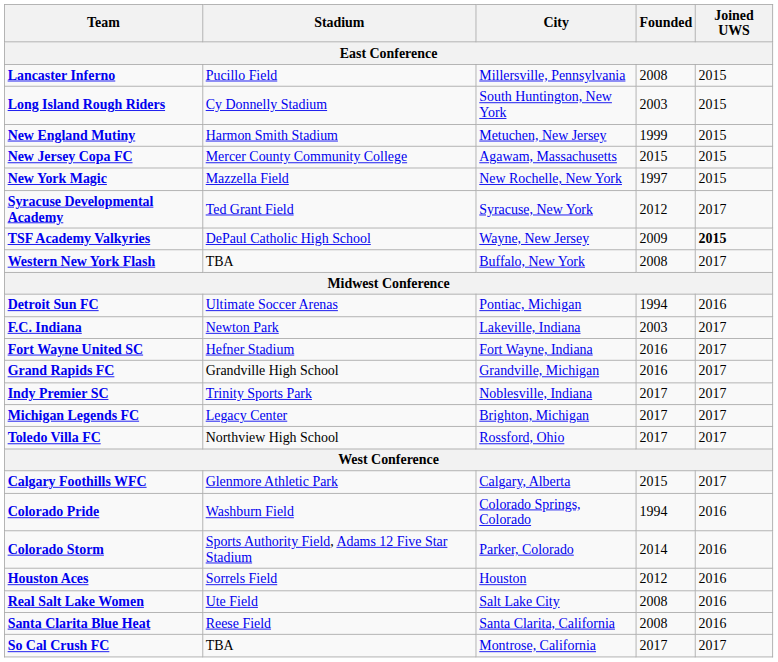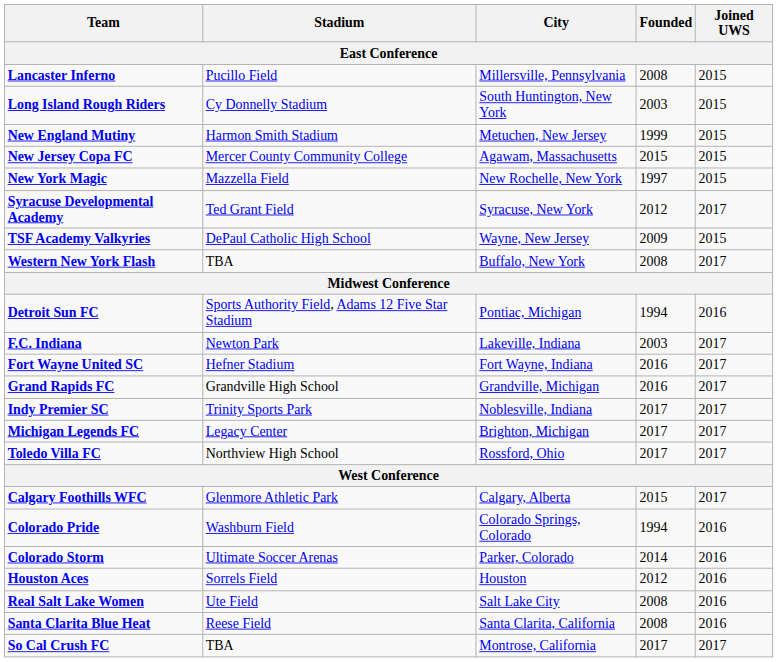(713, 239) bold -> (713, 239) normal
(272, 305) Ultimate Soccer Arenas -> (327, 313) Sports Authority Field, Adams 12 Five Star Stadium
(327, 549) Sports Authority Field, Adams 12 Five Star Stadium -> (272, 557) Ultimate Soccer Arenas
